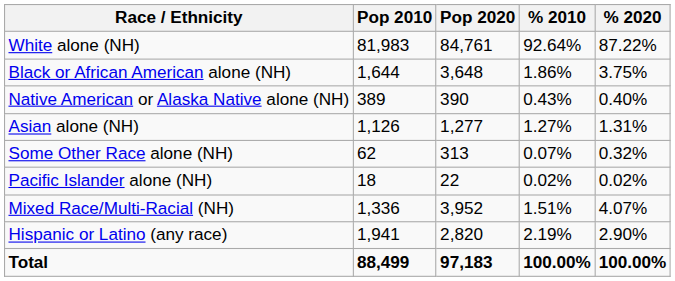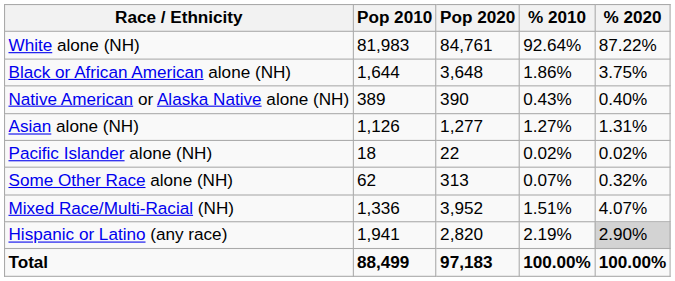rows swapped: (110, 180) <-> (121, 153)
(623, 235) no background -> (623, 235) lightgrey background
